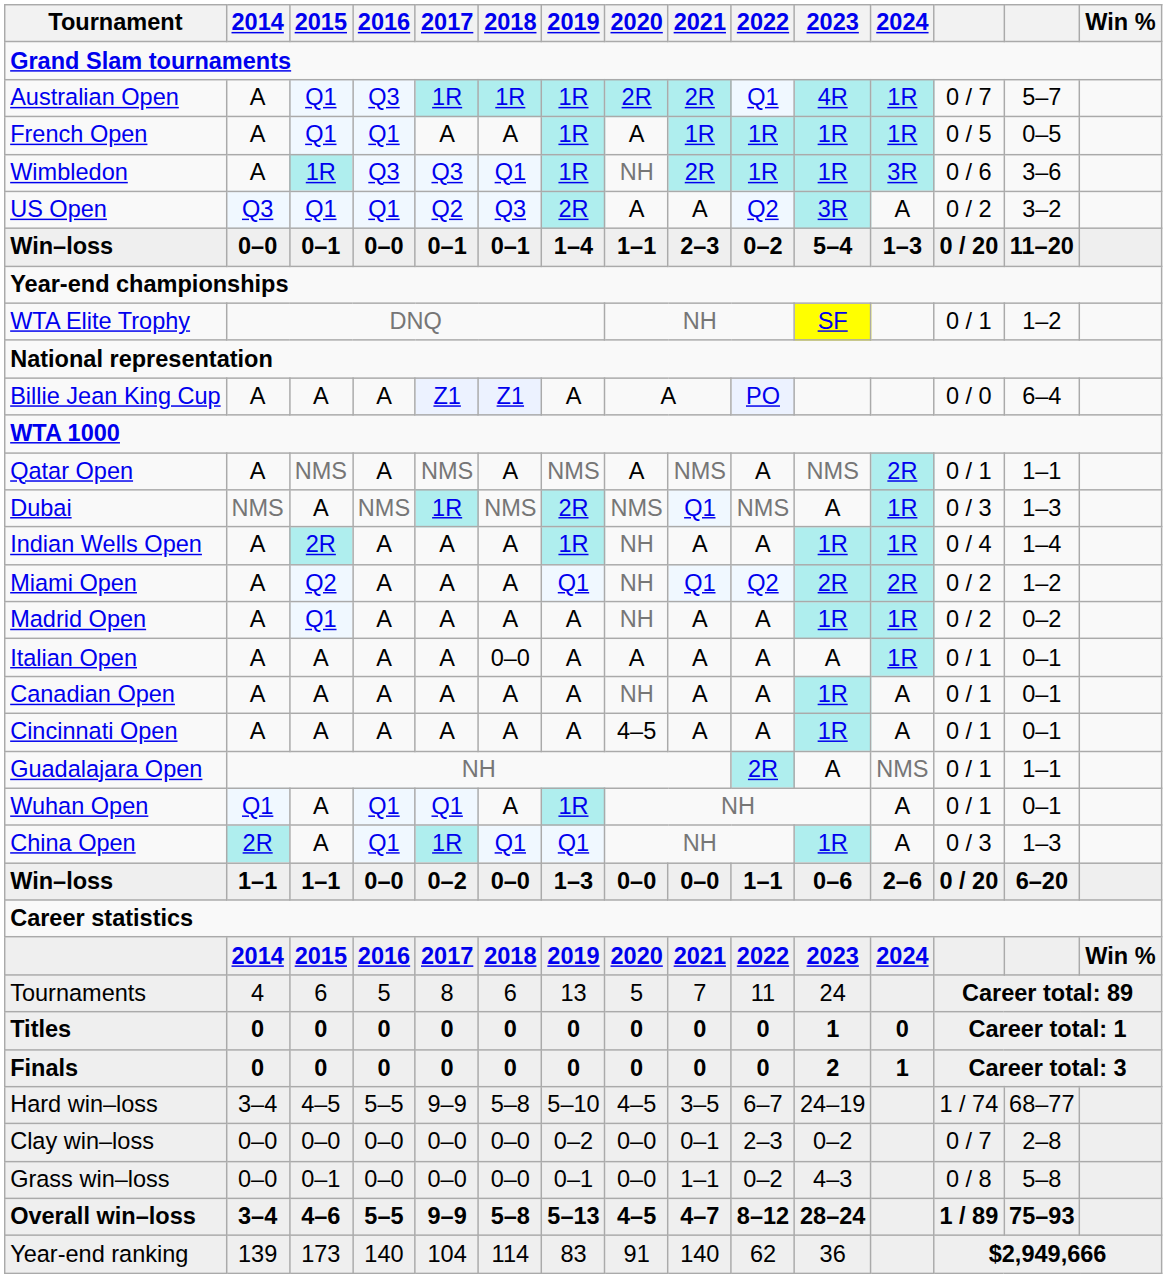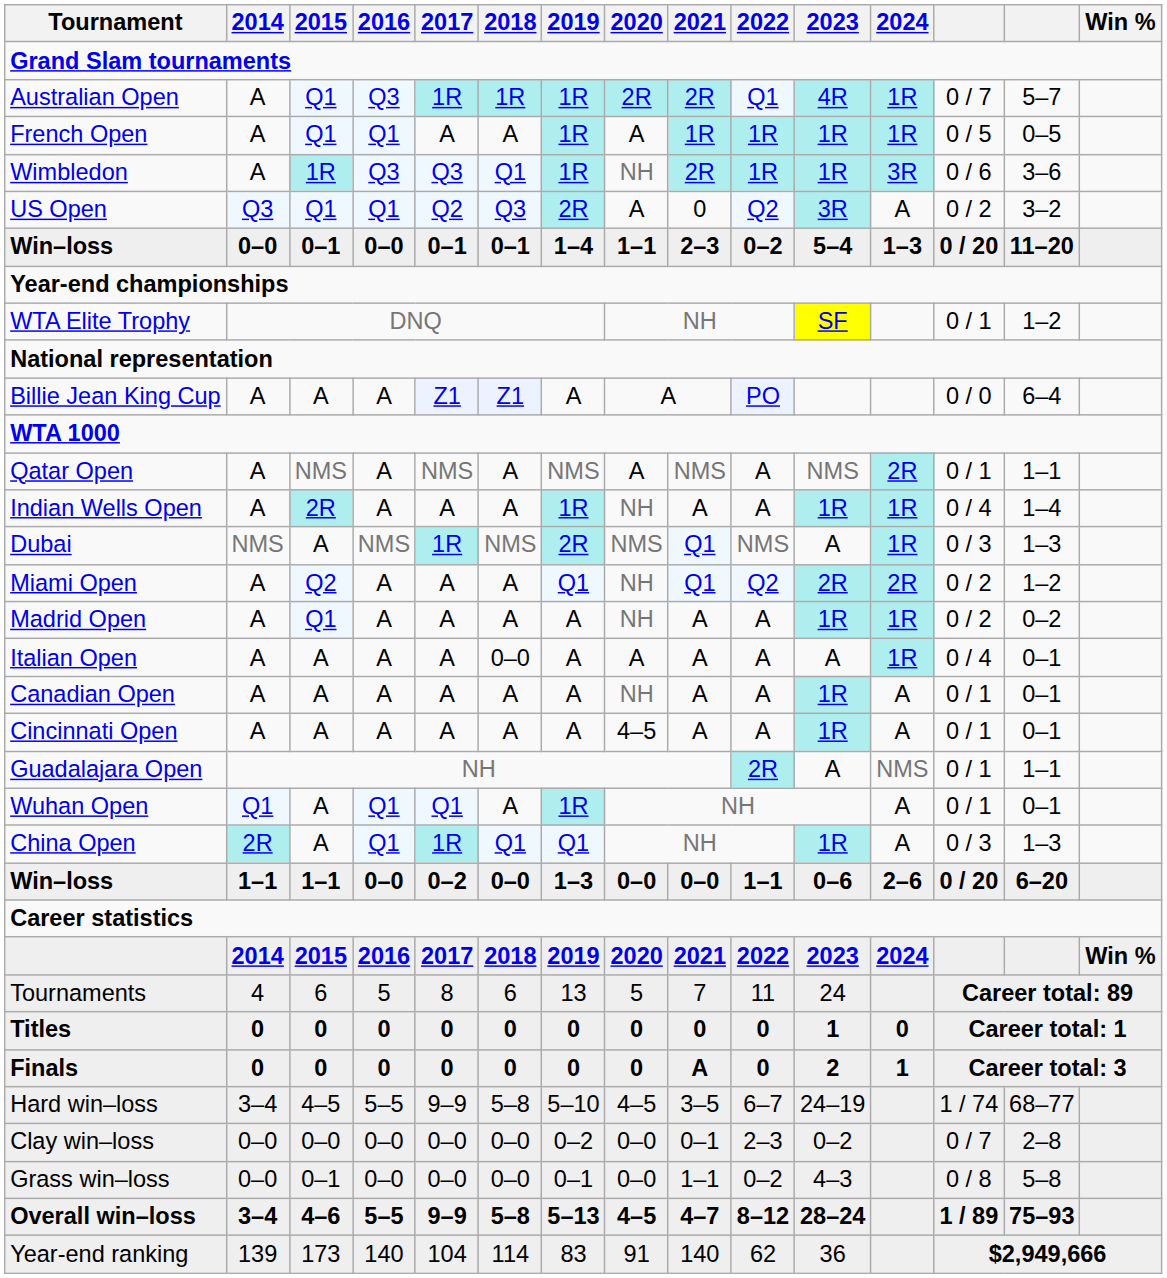(700, 209) A -> (700, 209) 0
rows swapped: (41, 508) <-> (106, 545)
(969, 657) 0 / 1 -> (969, 657) 0 / 4
(700, 1067) 0 -> (700, 1067) A
